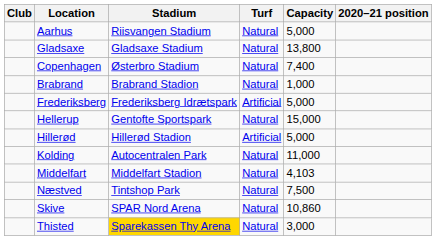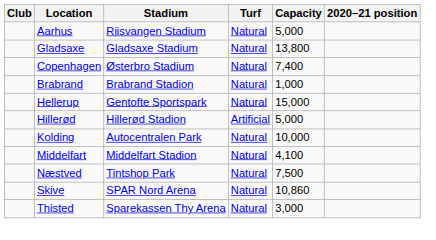- row: (72, 102)
(303, 155) 11,000 -> (292, 137) 10,000
(301, 173) 4,103 -> (289, 155) 4,100
(171, 226) gold background -> (166, 208) no background
